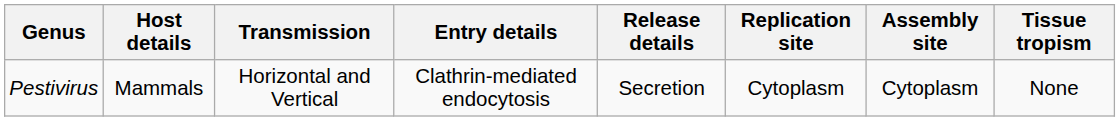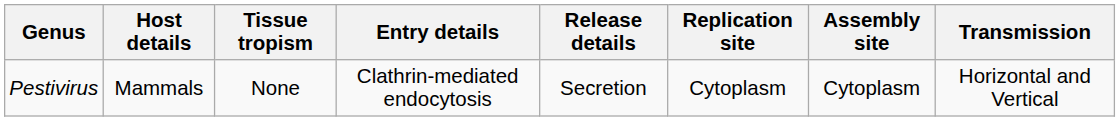columns swapped: (1054, 32) <-> (305, 32)
